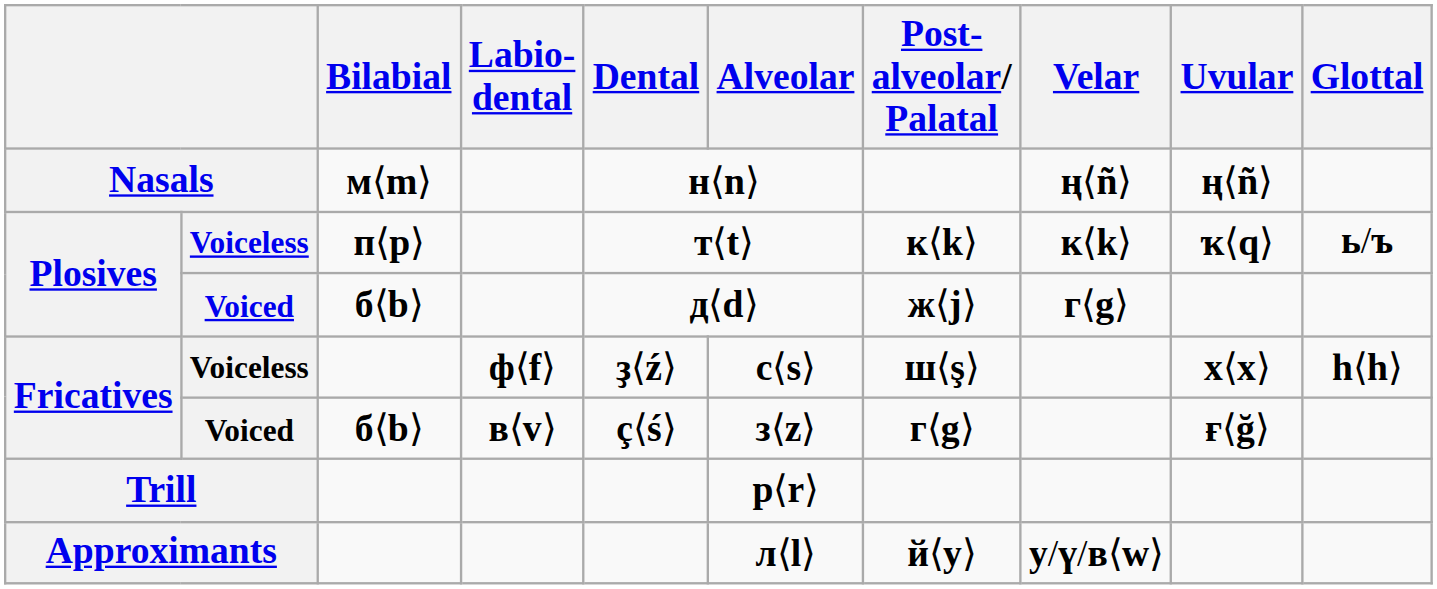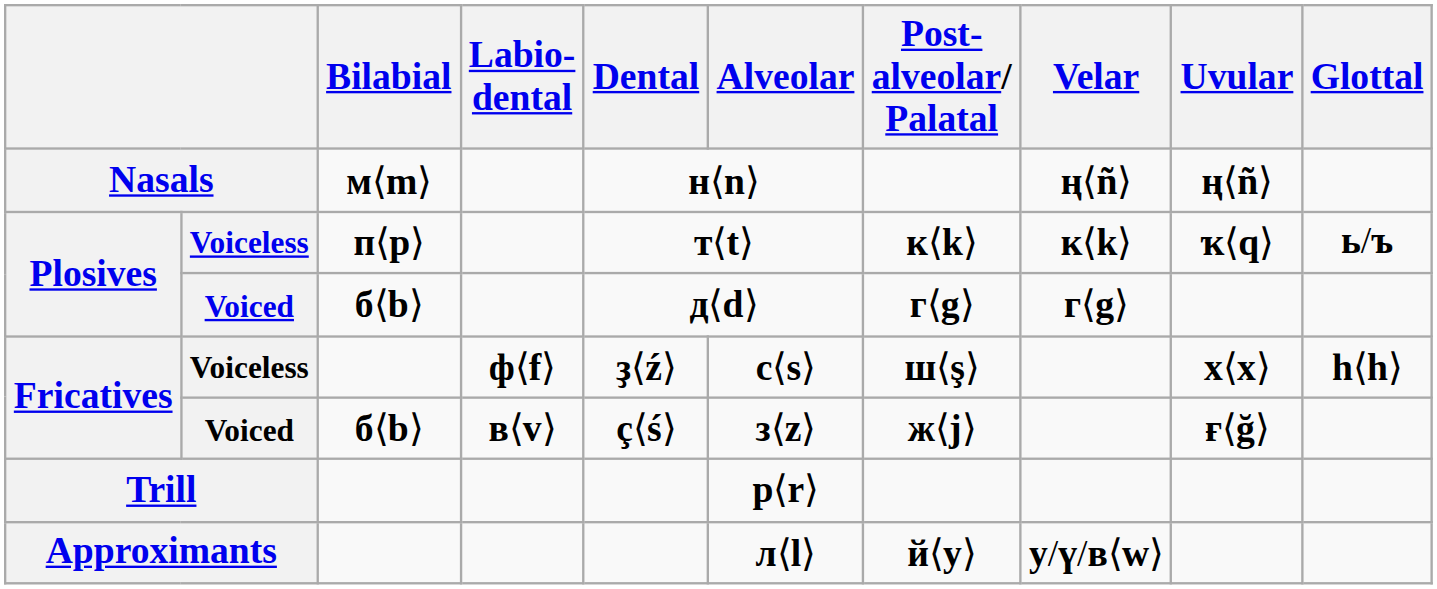(942, 304) ж⟨j⟩ -> (942, 304) г⟨g⟩
(942, 428) г⟨g⟩ -> (942, 428) ж⟨j⟩
